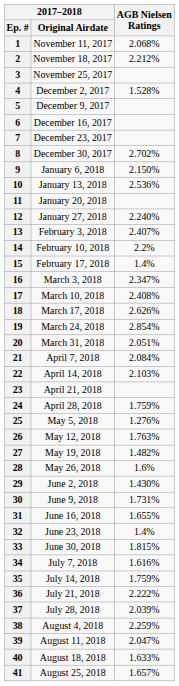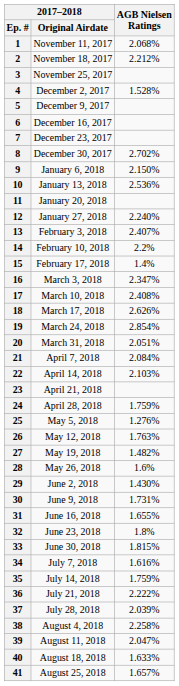(144, 531) 1.4% -> (144, 531) 1.8%
(144, 625) 2.259% -> (144, 625) 2.258%
